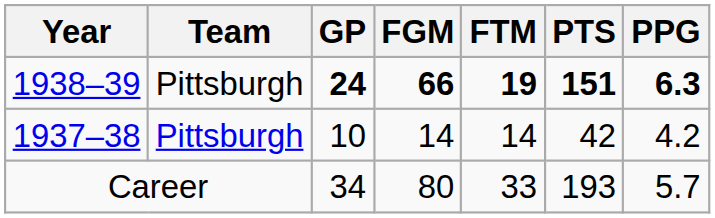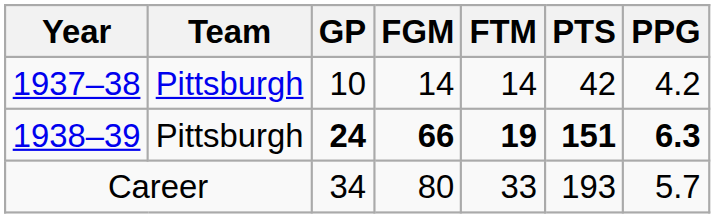rows swapped: (77, 135) <-> (77, 83)
